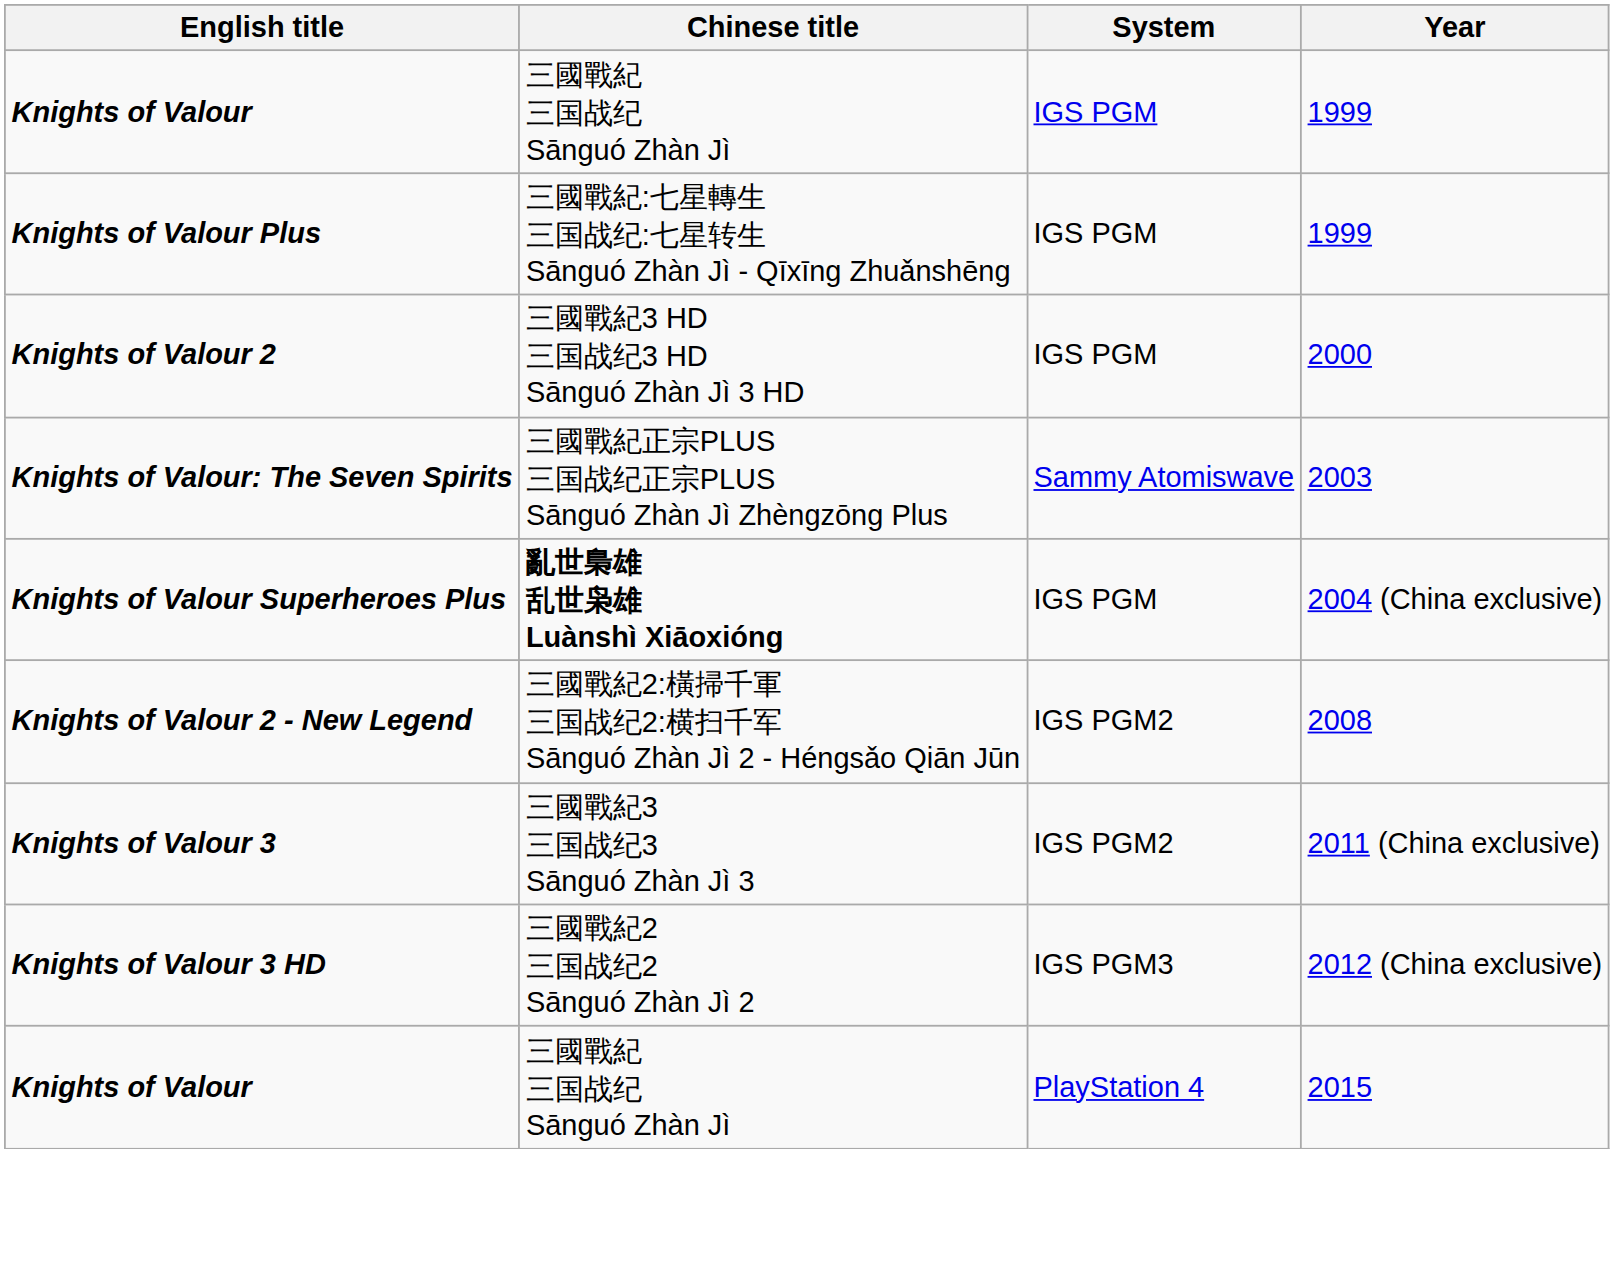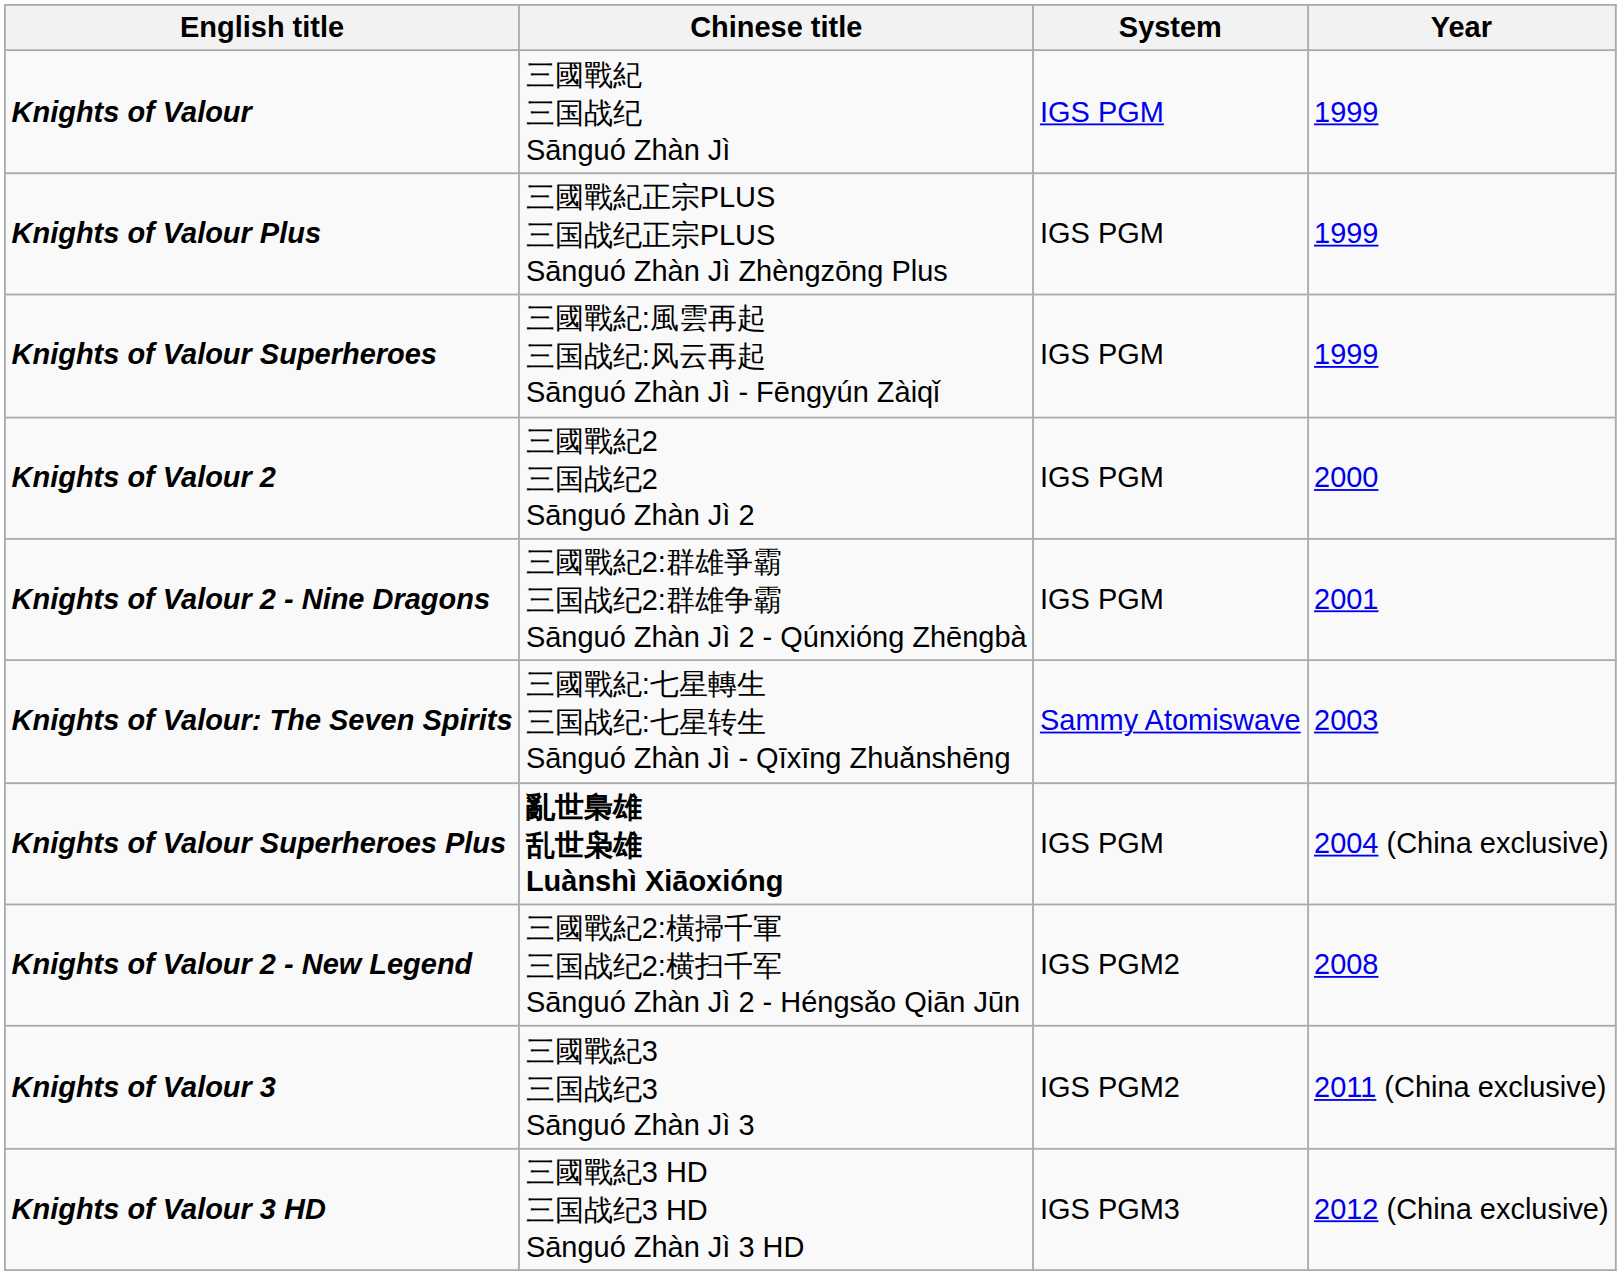(768, 234) 三國戰紀:七星轉生 三国战纪:七星转生 Sānguó Zhàn Jì - Qīxīng Zhuǎnshēng -> (737, 234) 三國戰紀正宗PLUS 三国战纪正宗PLUS Sānguó Zhàn Jì Zhèngzōng Plus
+ row: (224, 355)
(665, 356) 三國戰紀3 HD 三国战纪3 HD Sānguó Zhàn Jì 3 HD -> (640, 478) 三國戰紀2 三国战纪2 Sānguó Zhàn Jì 2
+ row: (251, 599)
(737, 478) 三國戰紀正宗PLUS 三国战纪正宗PLUS Sānguó Zhàn Jì Zhèngzōng Plus -> (768, 722) 三國戰紀:七星轉生 三国战纪:七星转生 Sānguó Zhàn Jì - Qīxīng Zhuǎnshēng
(640, 965) 三國戰紀2 三国战纪2 Sānguó Zhàn Jì 2 -> (665, 1209) 三國戰紀3 HD 三国战纪3 HD Sānguó Zhàn Jì 3 HD
- row: (132, 1086)
